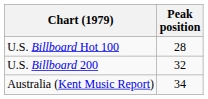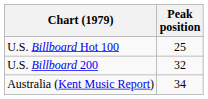(180, 46) 28 -> (180, 46) 25
